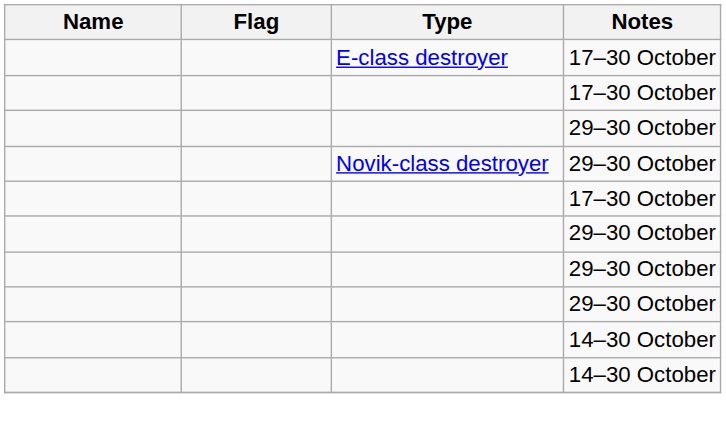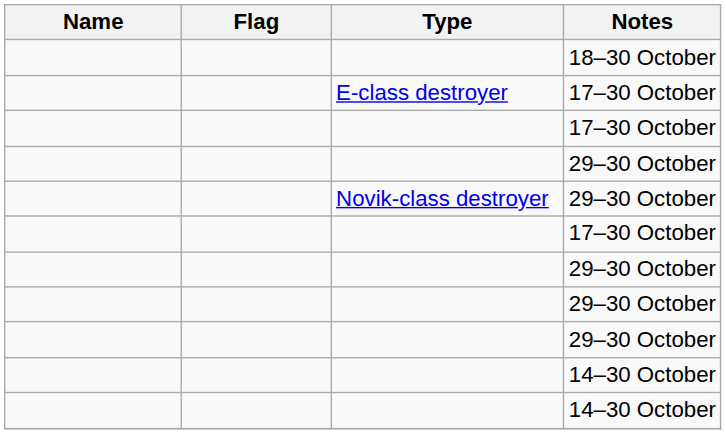+ row: (447, 58)
